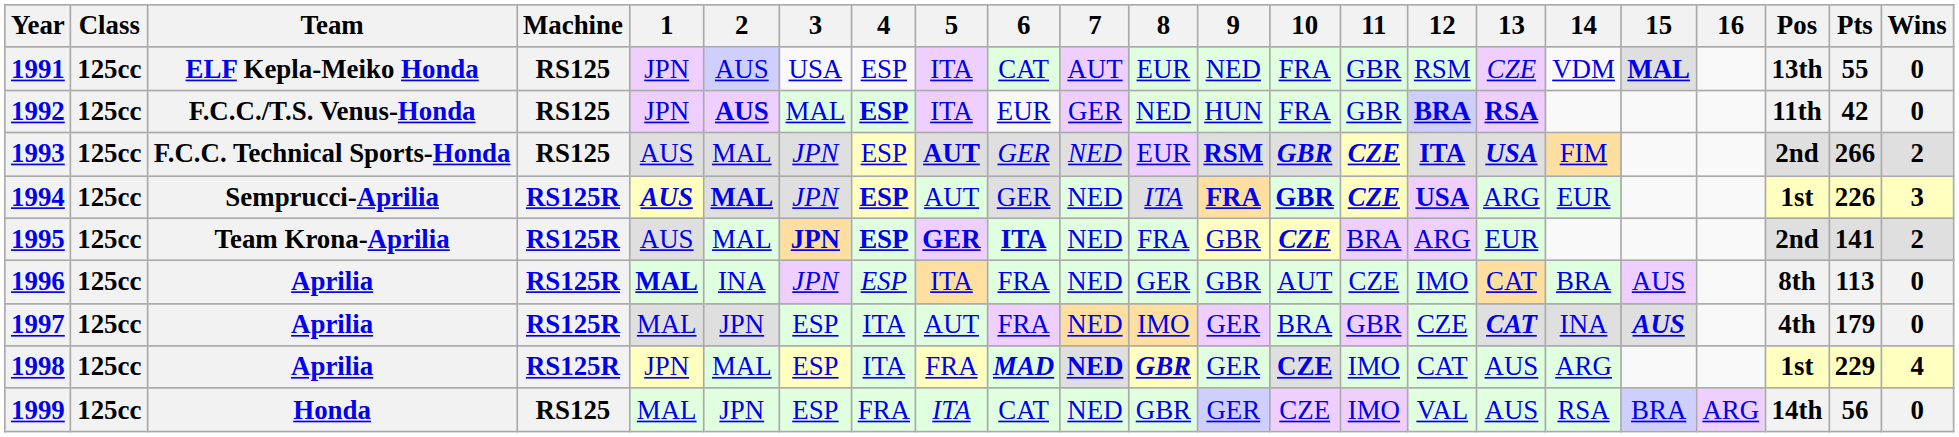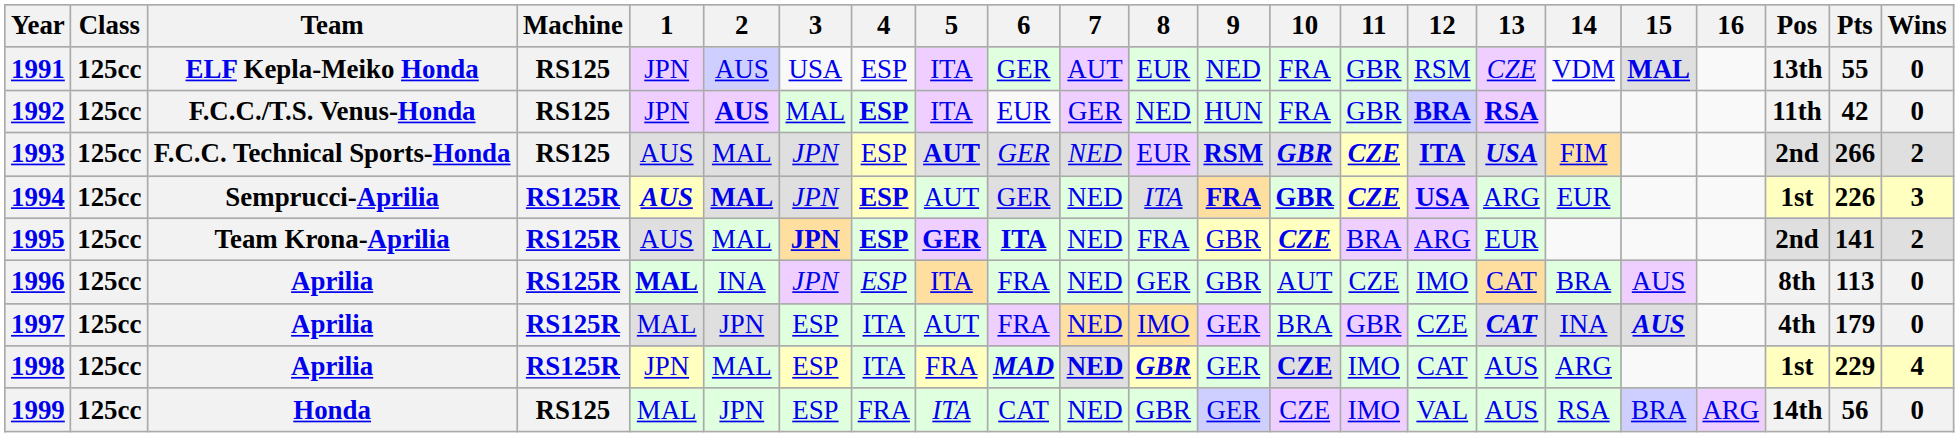(1024, 68) CAT -> (1024, 68) GER
